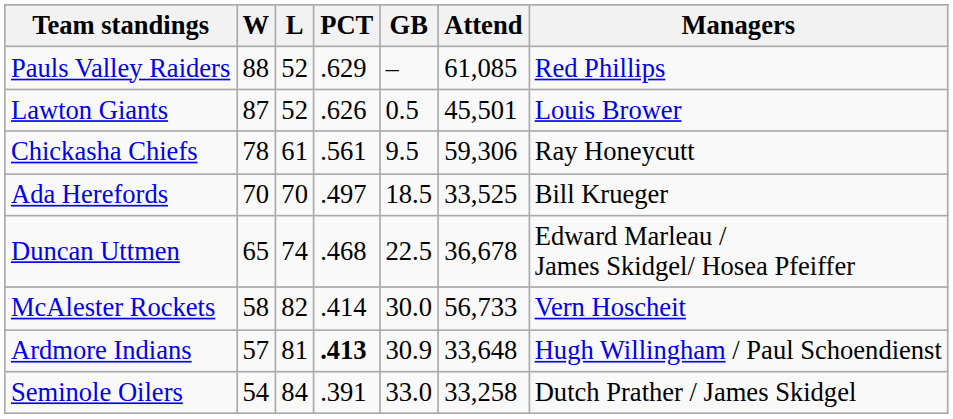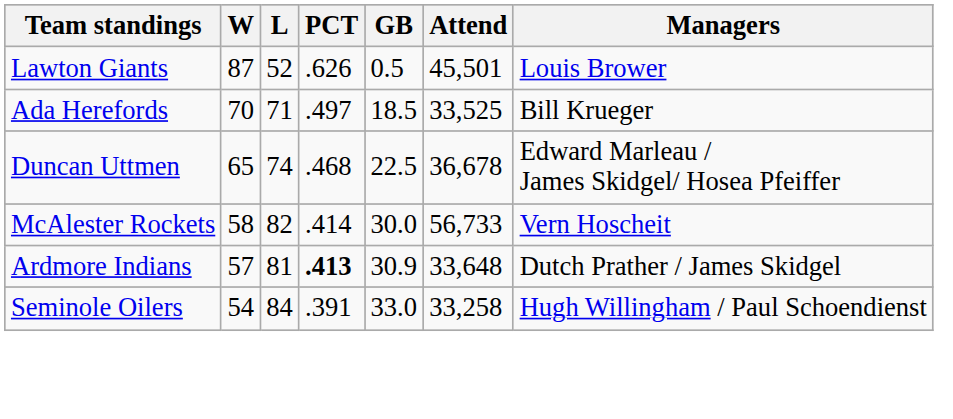- row: (121, 67)
- row: (104, 151)
(295, 194) 70 -> (280, 109) 71
(738, 350) Hugh Willingham / Paul Schoendienst -> (680, 266) Dutch Prather / James Skidgel
(695, 392) Dutch Prather / James Skidgel -> (723, 308) Hugh Willingham / Paul Schoendienst
